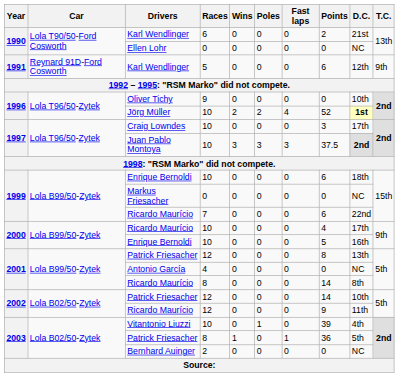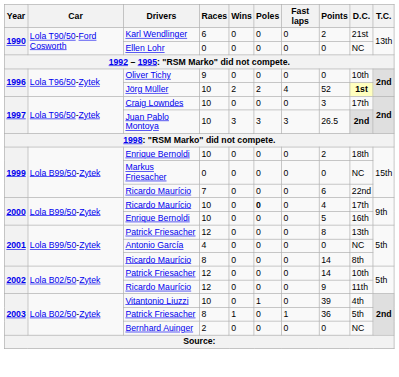- row: (16, 66)
(330, 145) 37.5 -> (330, 121) 26.5
(324, 177) 6 -> (324, 153) 2
(259, 228) normal -> (258, 204) bold
